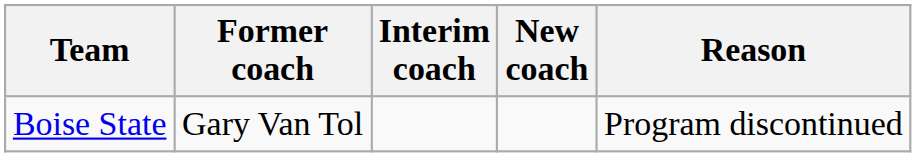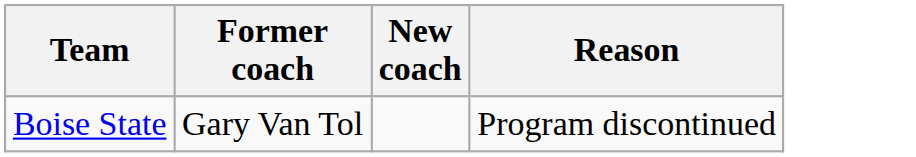- column: (434, 50)
